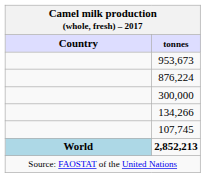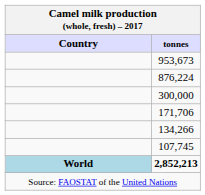+ row: (176, 112)
